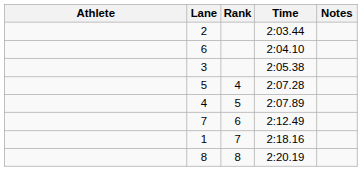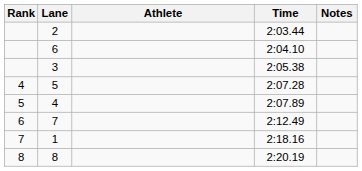columns swapped: (238, 13) <-> (96, 13)
